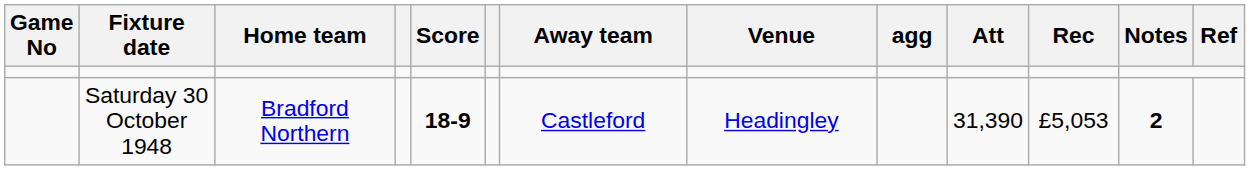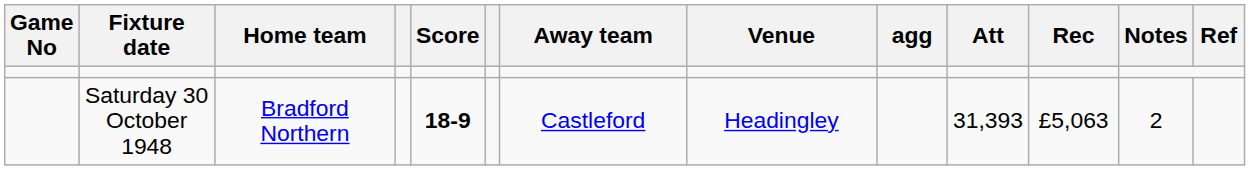(988, 120) 31,390 -> (988, 120) 31,393
(1074, 120) £5,053 -> (1074, 120) £5,063
(1156, 120) bold -> (1156, 120) normal
